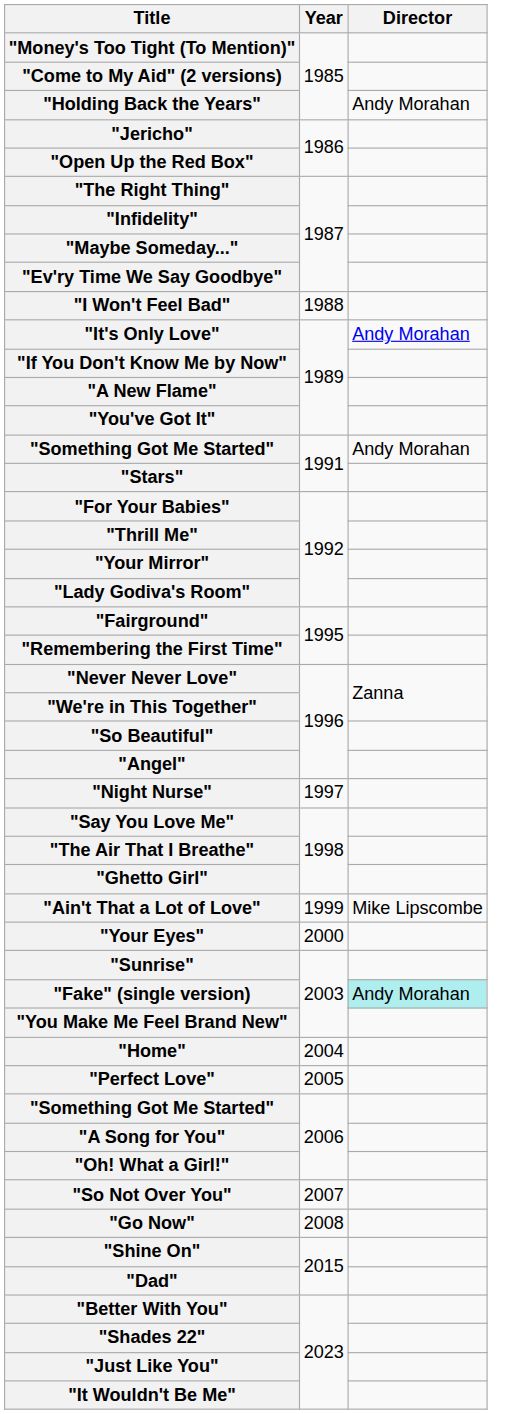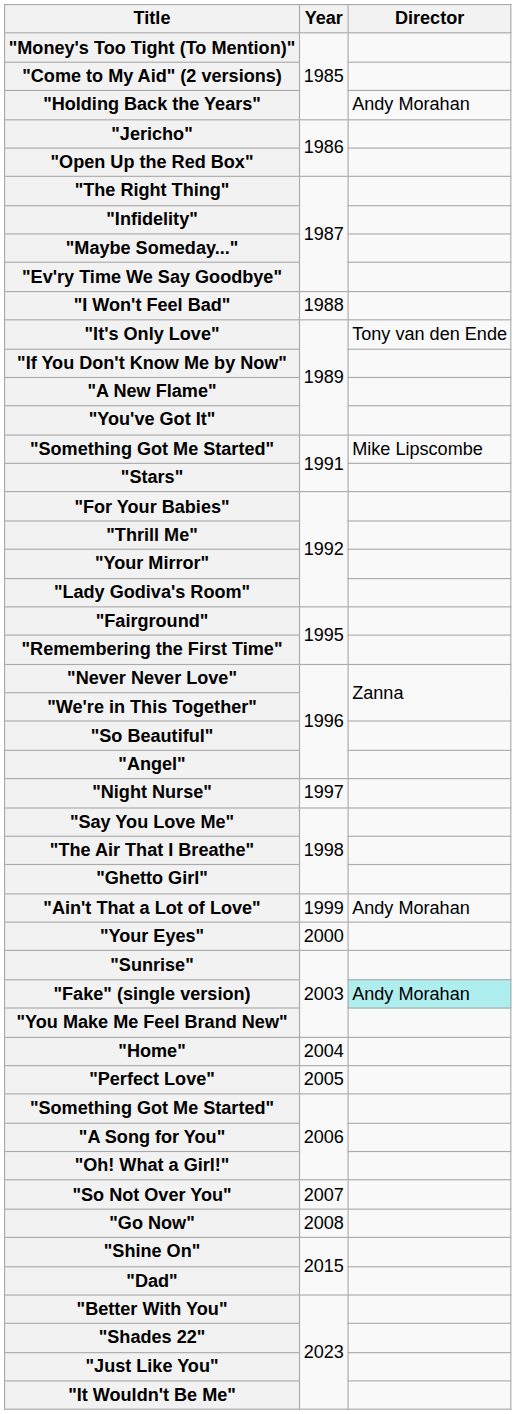(411, 334) Andy Morahan -> (430, 334) Tony van den Ende
(411, 448) Andy Morahan -> (418, 448) Mike Lipscombe
(418, 907) Mike Lipscombe -> (411, 907) Andy Morahan
